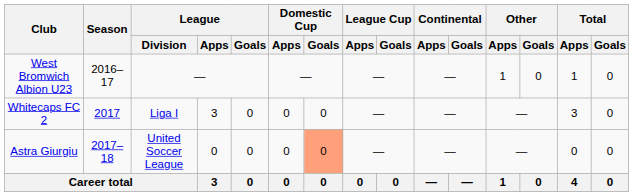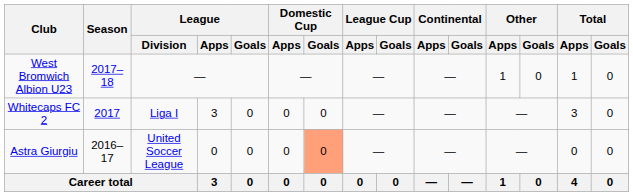(107, 76) 2016–17 -> (107, 76) 2017–18
(107, 151) 2017–18 -> (107, 151) 2016–17
